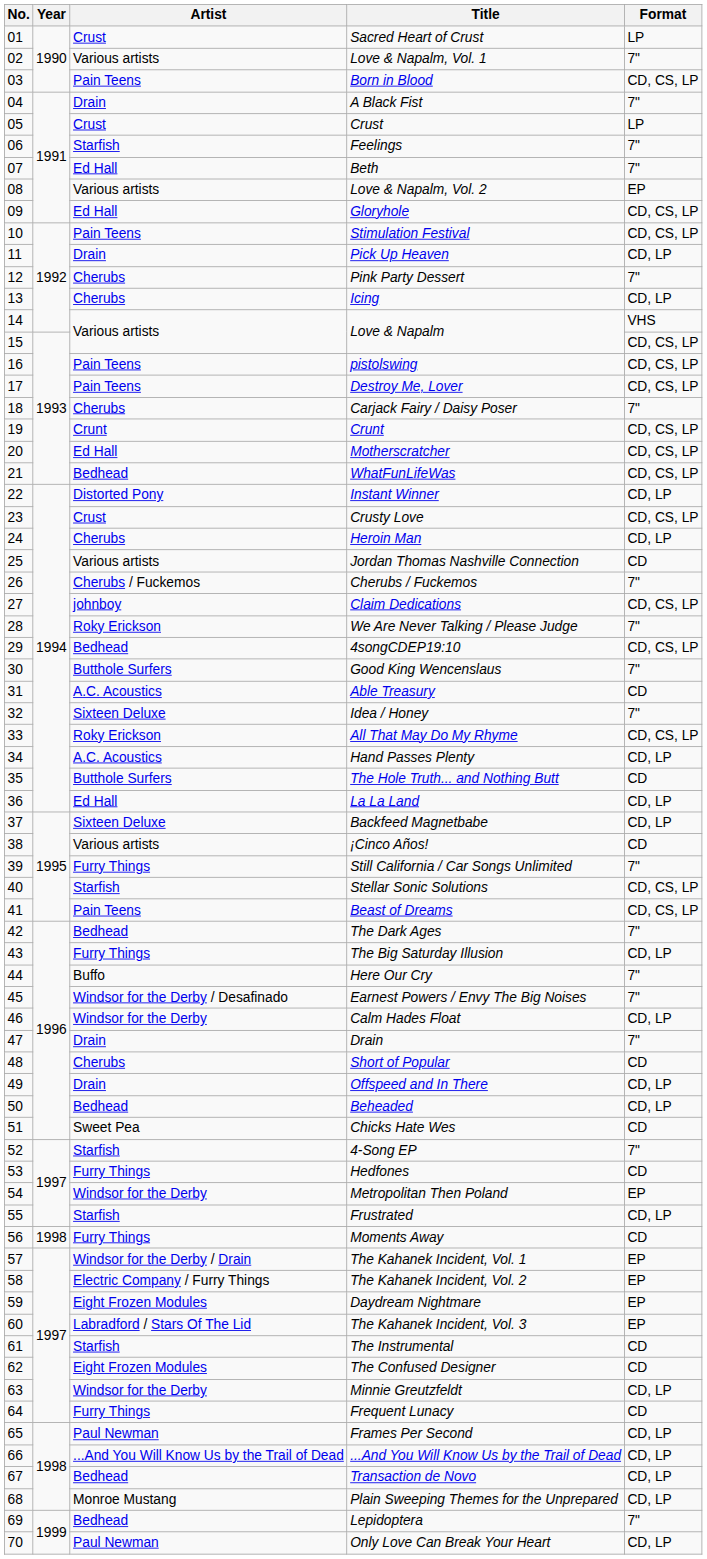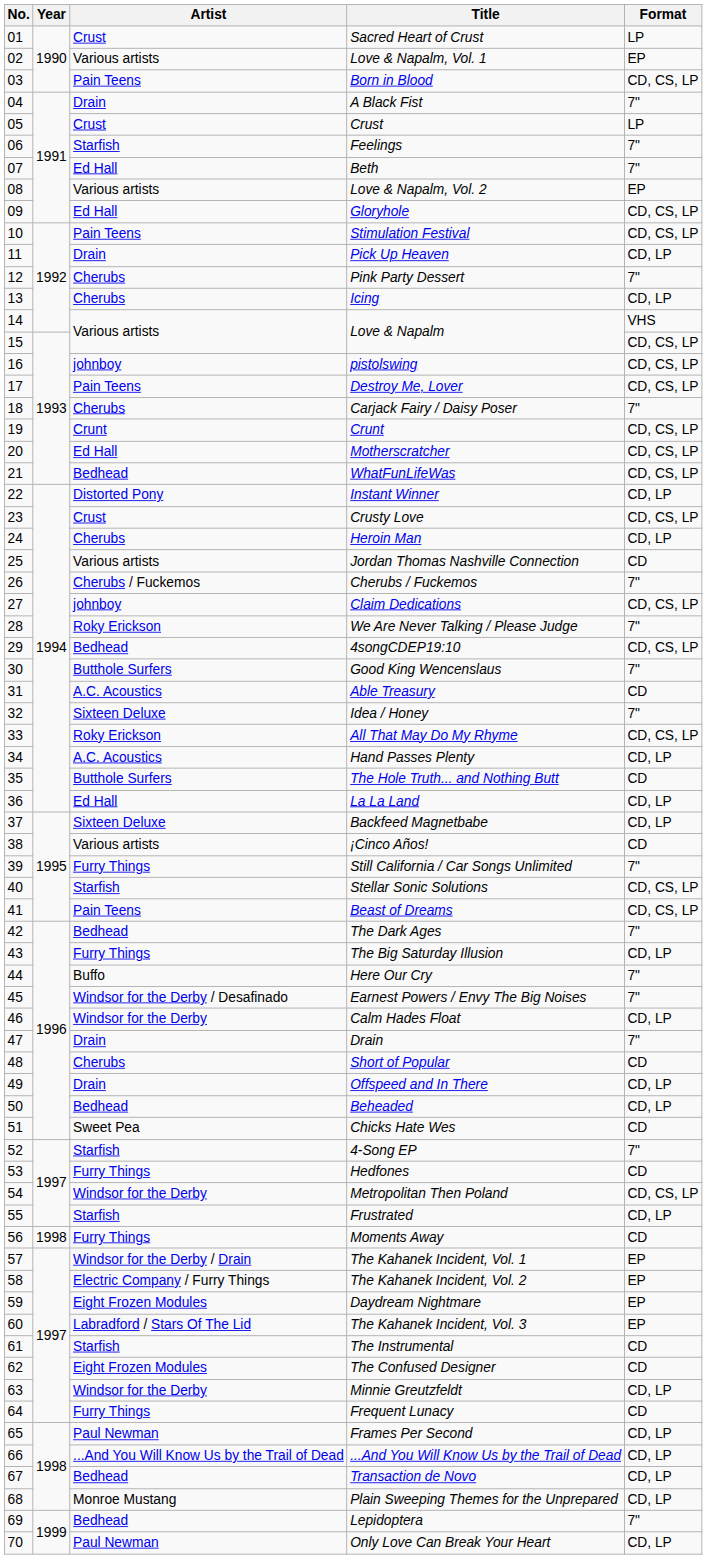(634, 59) 7" -> (637, 59) EP
(107, 364) Pain Teens -> (97, 364) johnboy
(637, 1193) EP -> (663, 1193) CD, CS, LP
